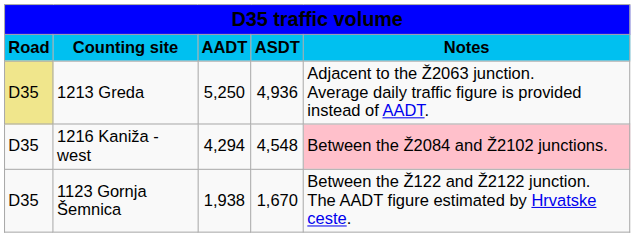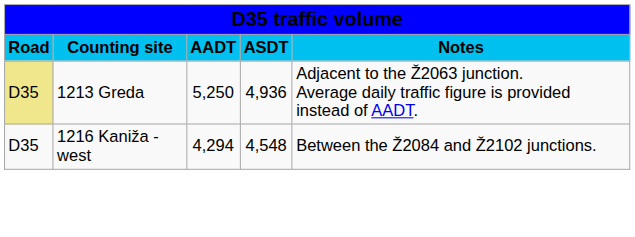(458, 146) pink background -> (446, 146) no background
- row: (102, 200)
